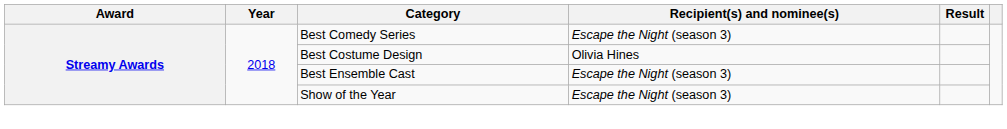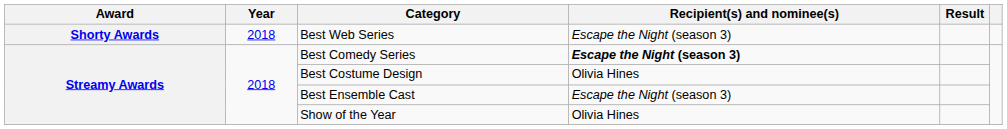+ row: (347, 34)
(651, 34) normal -> (656, 54) bold
(651, 94) Escape the Night (season 3) -> (605, 114) Olivia Hines
